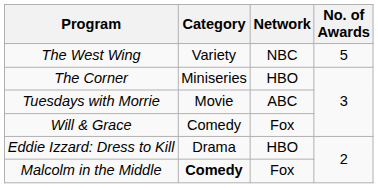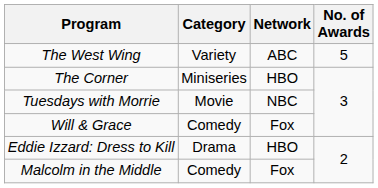(282, 55) NBC -> (282, 55) ABC
(282, 101) ABC -> (282, 101) NBC
(214, 170) bold -> (214, 170) normal
